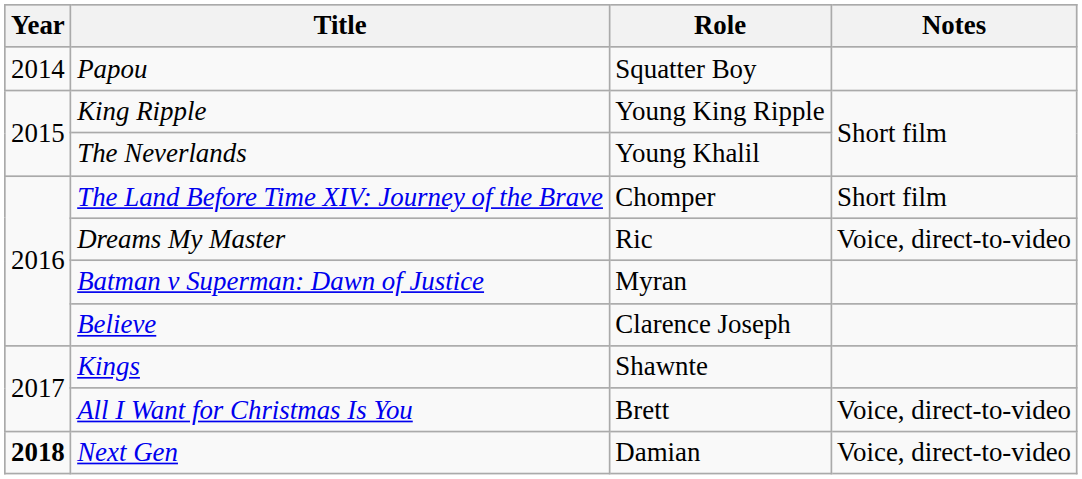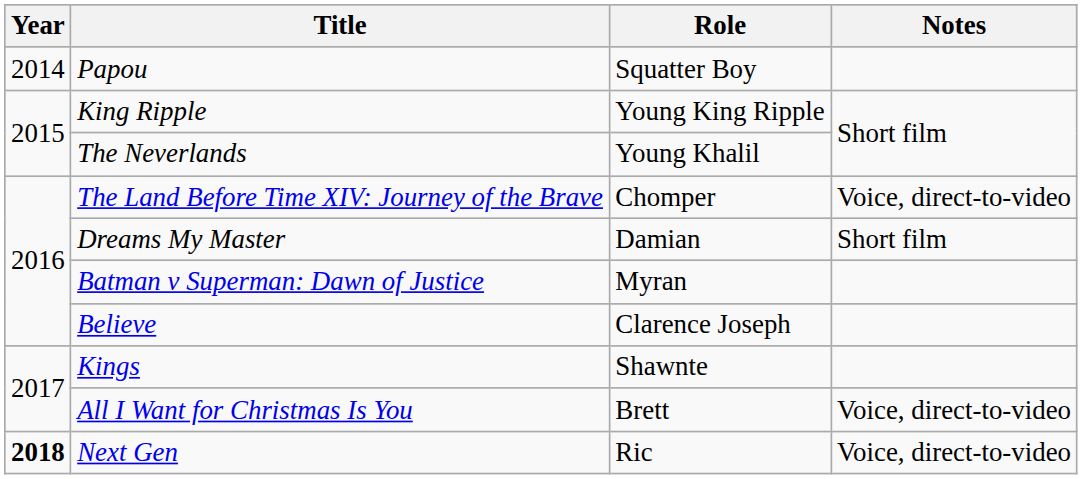(892, 196) Short film -> (954, 196) Voice, direct-to-video
(634, 238) Ric -> (658, 238) Damian
(954, 238) Voice, direct-to-video -> (892, 238) Short film
(658, 452) Damian -> (634, 452) Ric
